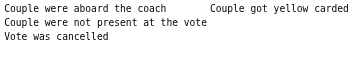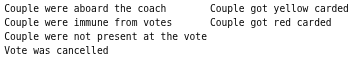+ row: (88, 23)
